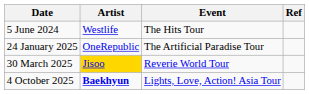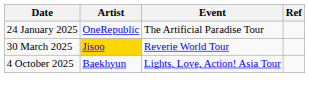- row: (33, 30)
(106, 81) bold -> (104, 64) normal
